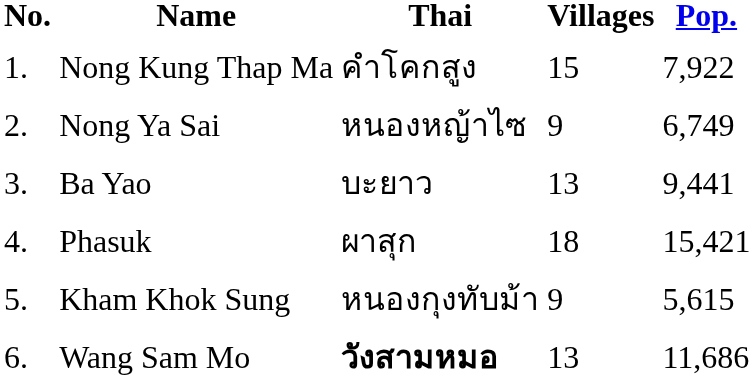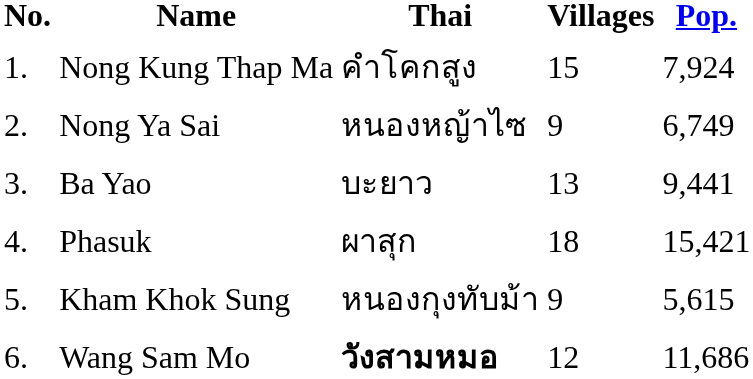(698, 66) 7,922 -> (698, 66) 7,924
(563, 356) 13 -> (563, 356) 12
